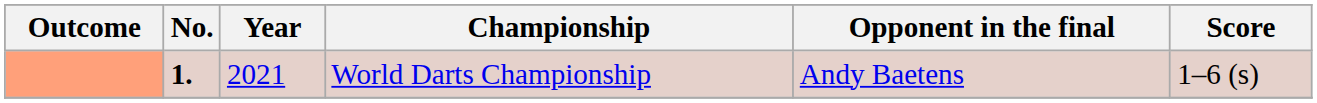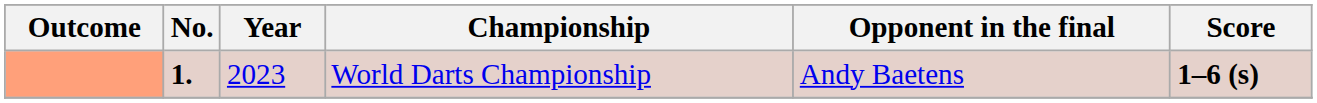(256, 73) 2021 -> (256, 73) 2023
(1218, 73) normal -> (1218, 73) bold
